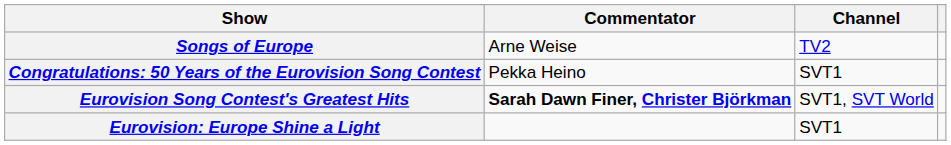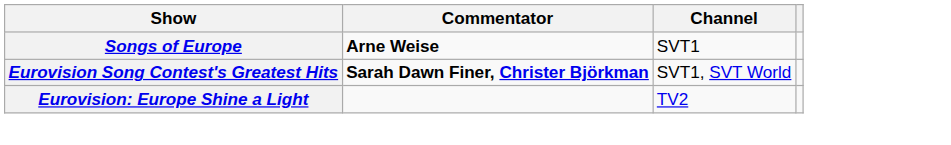(533, 46) normal -> (393, 46) bold
(815, 46) TV2 -> (678, 46) SVT1
- row: (245, 73)
(821, 127) SVT1 -> (673, 100) TV2
